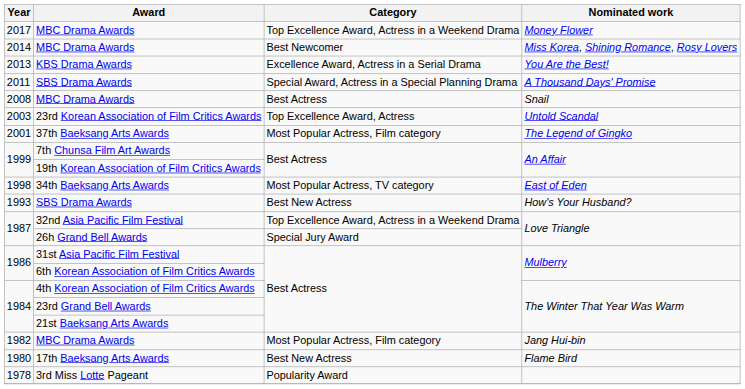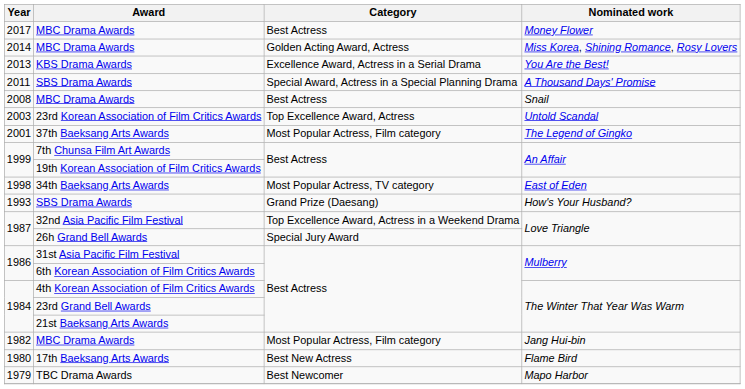(393, 30) Top Excellence Award, Actress in a Weekend Drama -> (297, 30) Best Actress
(305, 47) Best Newcomer -> (338, 47) Golden Acting Award, Actress
(309, 202) Best New Actress -> (322, 202) Grand Prize (Daesang)
+ row: (19, 375)
- row: (19, 375)
